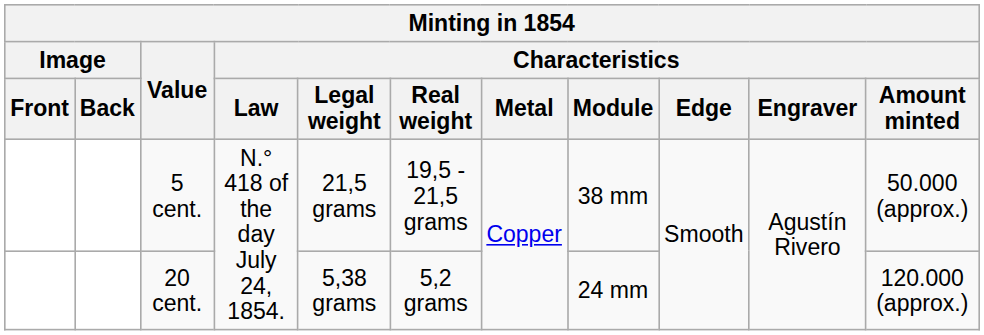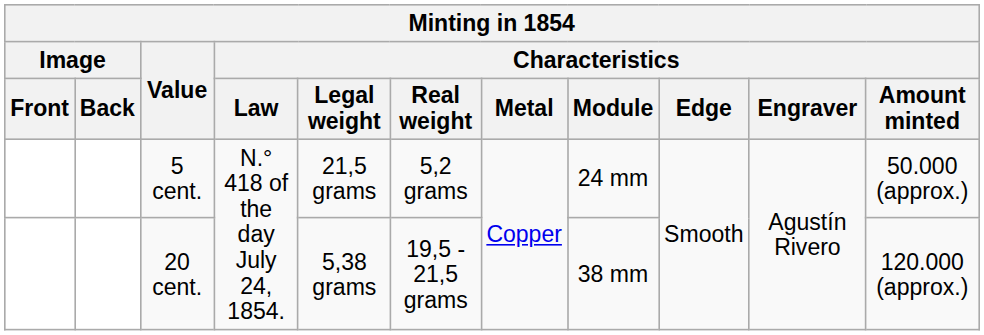(436, 196) 19,5 - 21,5 grams -> (436, 179) 5,2 grams
(613, 196) 38 mm -> (613, 179) 24 mm
(436, 291) 5,2 grams -> (436, 274) 19,5 - 21,5 grams
(613, 291) 24 mm -> (613, 274) 38 mm
